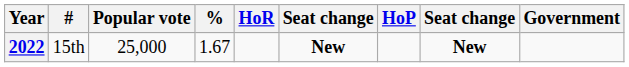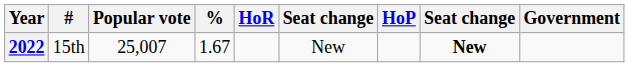(142, 47) 25,000 -> (142, 47) 25,007
(328, 47) bold -> (328, 47) normal
